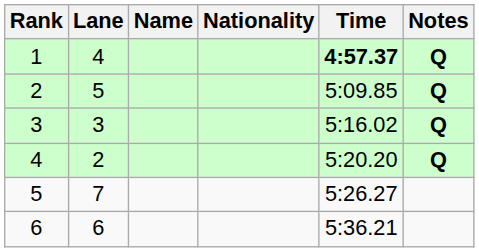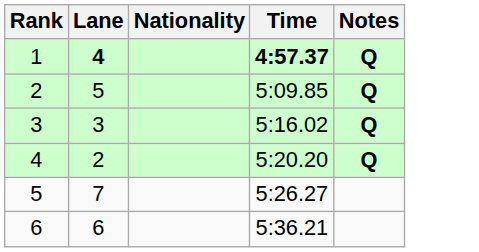- column: (163, 21)
(98, 56) normal -> (98, 56) bold
